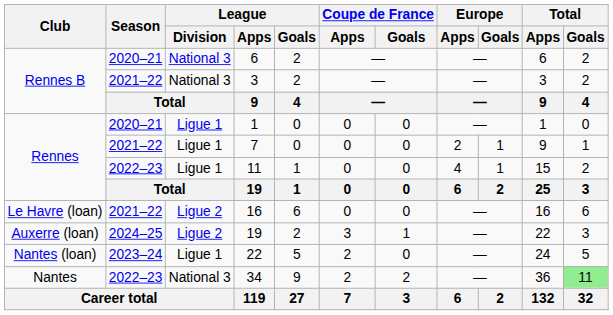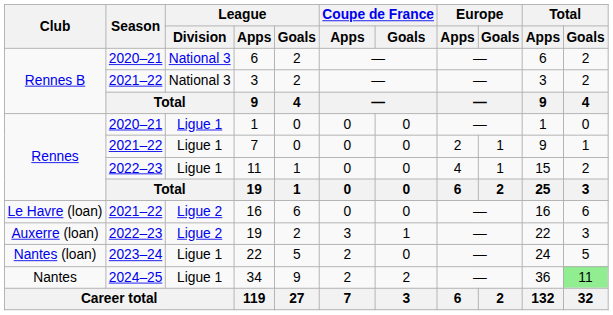(136, 233) 2024–25 -> (136, 233) 2022–23
(136, 277) 2022–23 -> (136, 277) 2024–25
(200, 277) National 3 -> (200, 277) Ligue 1
